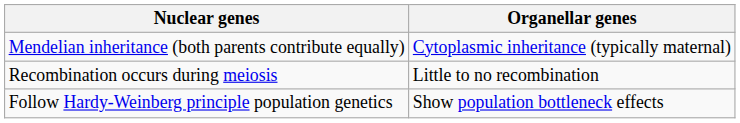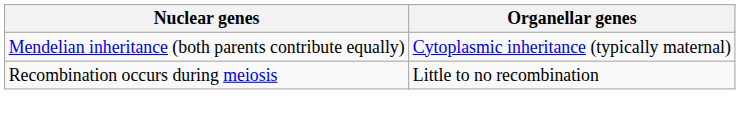- row: (201, 103)
